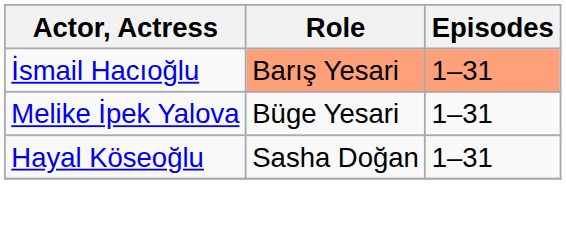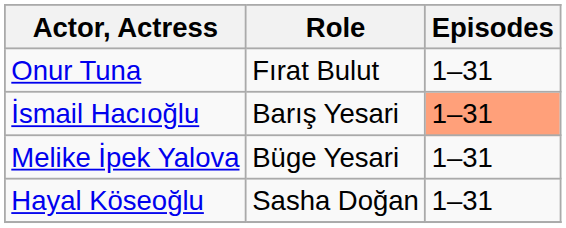+ row: (76, 70)
(326, 70) lightsalmon background -> (326, 114) no background
